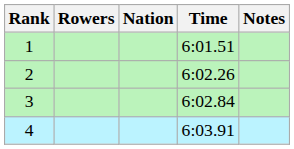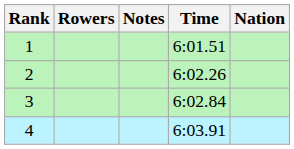columns swapped: (148, 18) <-> (264, 18)
